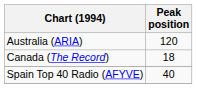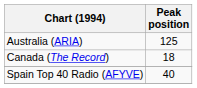(169, 41) 120 -> (169, 41) 125
